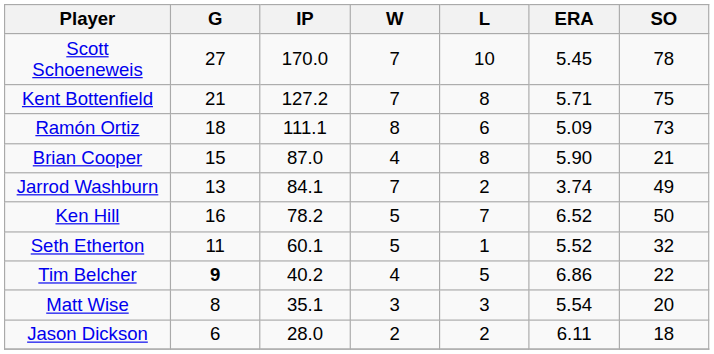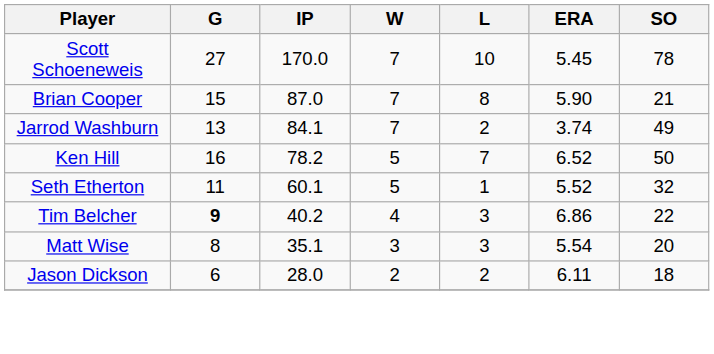- row: (87, 98)
- row: (87, 128)
(395, 157) 4 -> (395, 98) 7
(484, 275) 5 -> (484, 216) 3
